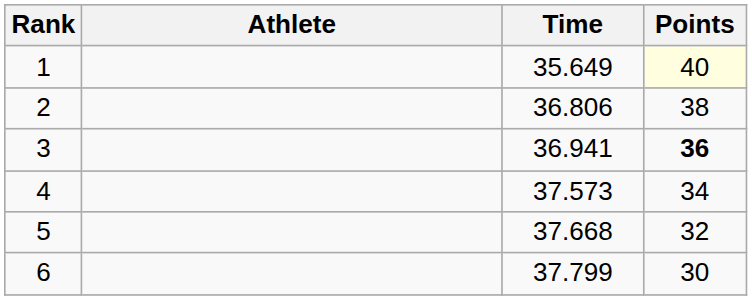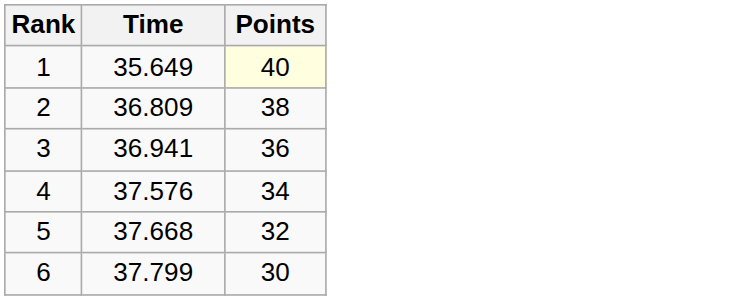- column: (292, 25)
(573, 107) 36.806 -> (153, 107) 36.809
(695, 149) bold -> (275, 149) normal
(573, 190) 37.573 -> (153, 190) 37.576
